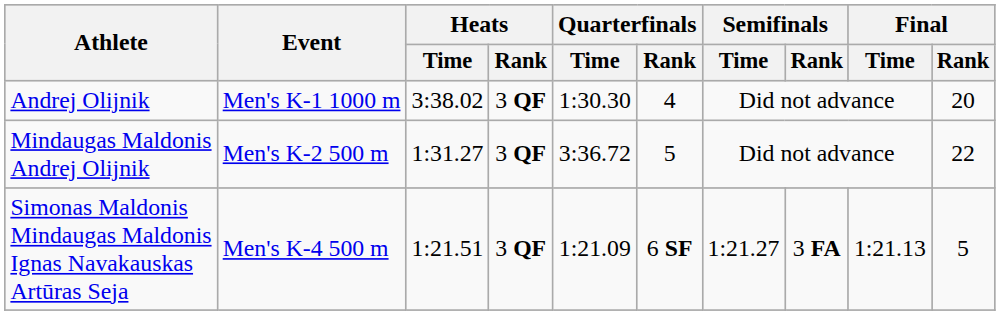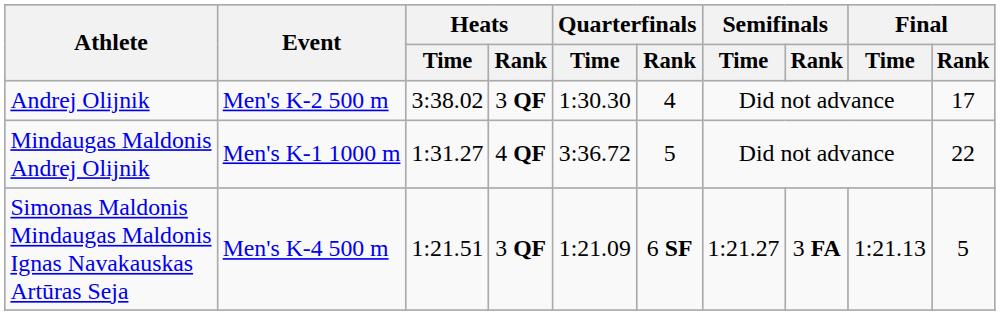(312, 100) Men's K-1 1000 m -> (306, 100) Men's K-2 500 m
(963, 100) 20 -> (963, 100) 17
(306, 153) Men's K-2 500 m -> (312, 153) Men's K-1 1000 m
(521, 153) 3 QF -> (521, 153) 4 QF
